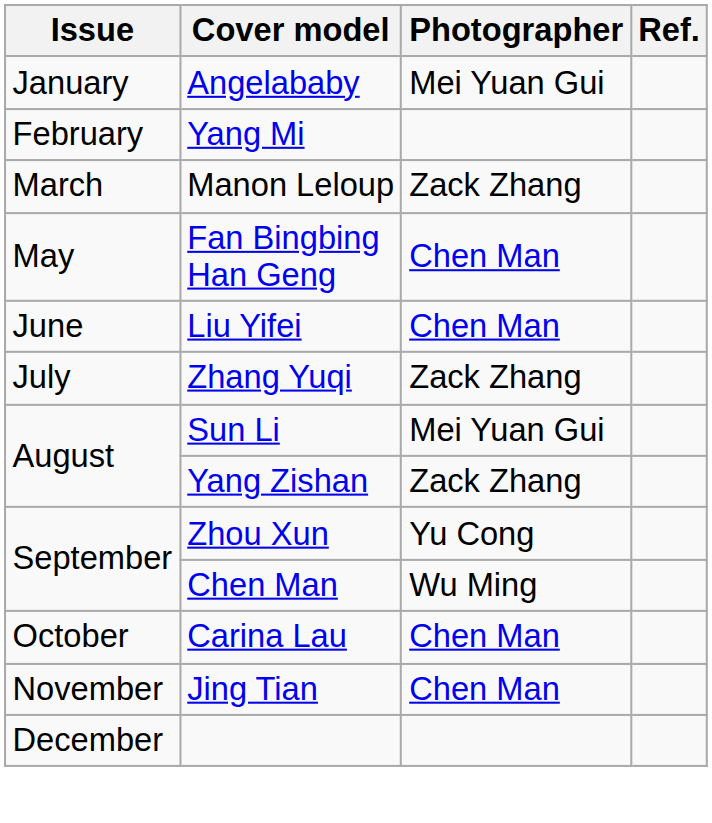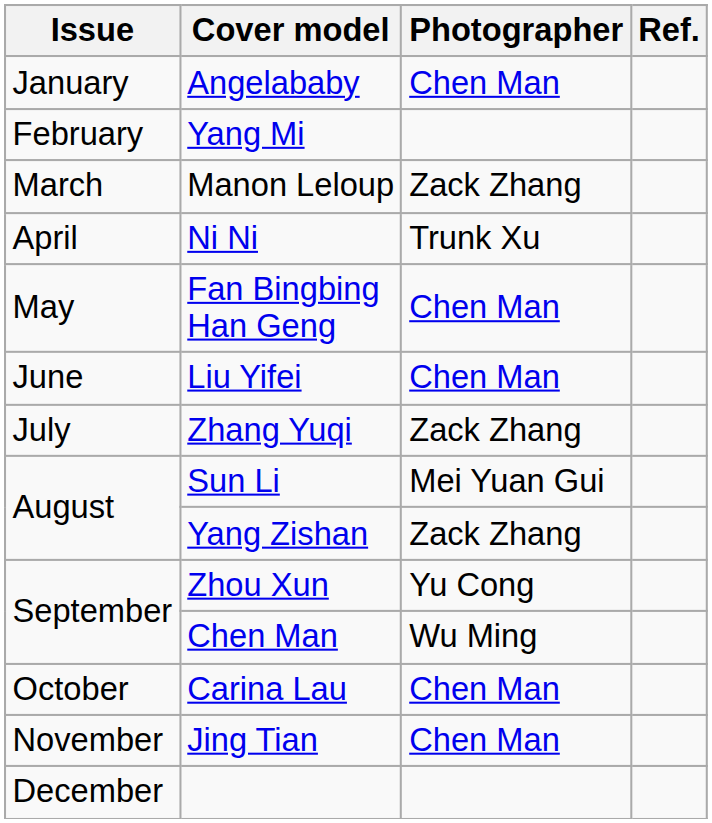(507, 82) Mei Yuan Gui -> (484, 82) Chen Man
+ row: (223, 237)
